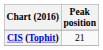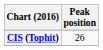(80, 38) 21 -> (80, 38) 26
